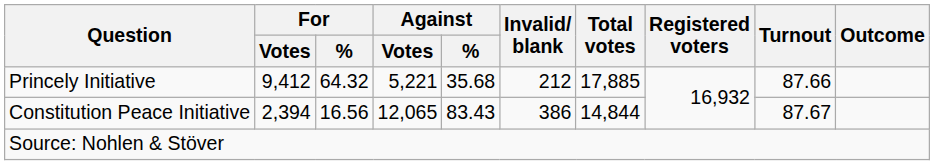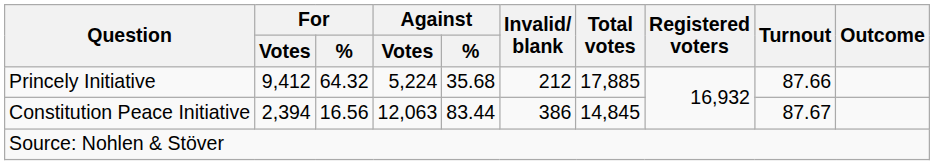(413, 81) 5,221 -> (413, 81) 5,224
(407, 112) 12,065 -> (407, 112) 12,063
(471, 112) 83.43 -> (471, 112) 83.44
(610, 112) 14,844 -> (610, 112) 14,845
